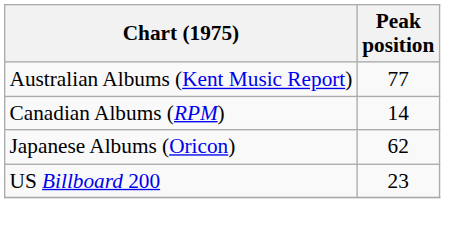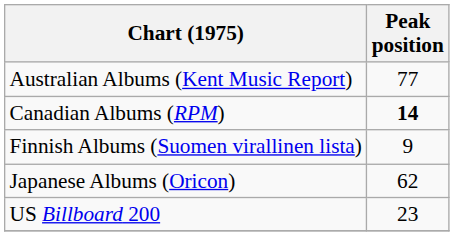(398, 112) normal -> (408, 112) bold
+ row: (186, 146)
